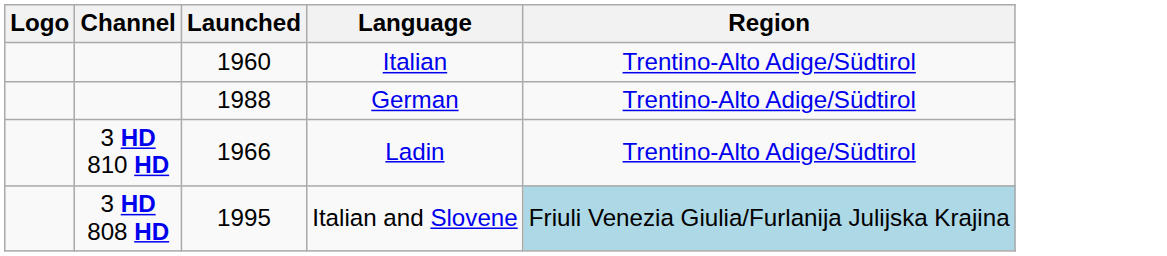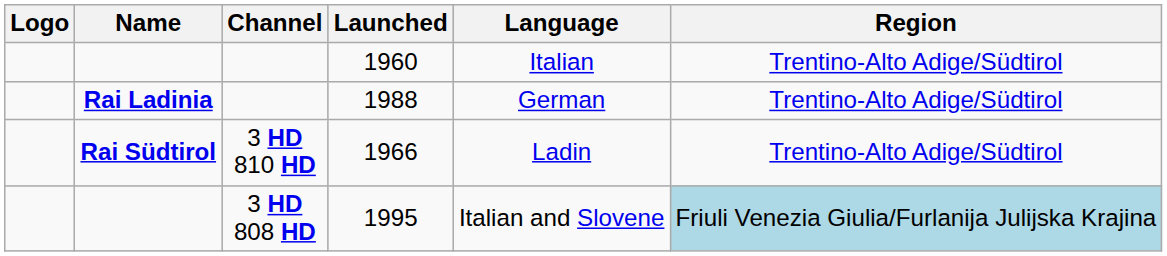+ column: (148, 23)
